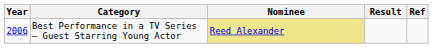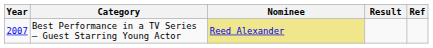(17, 31) 2006 -> (17, 31) 2007
